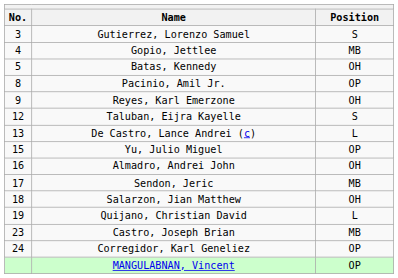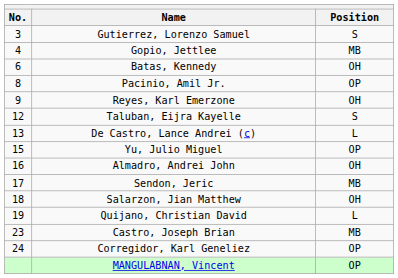(18, 67) 5 -> (18, 67) 6
